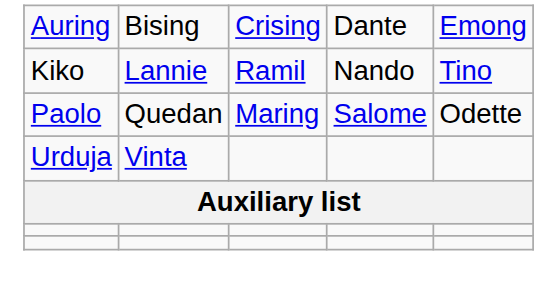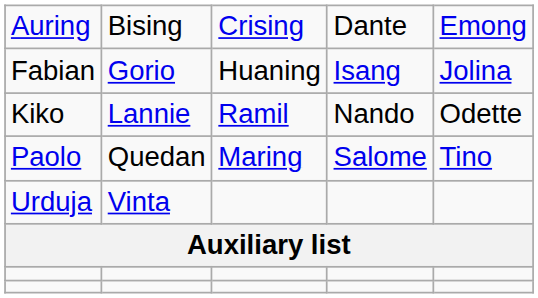+ row: (53, 70)
(466, 70) Tino -> (481, 114) Odette
(481, 114) Odette -> (466, 157) Tino
